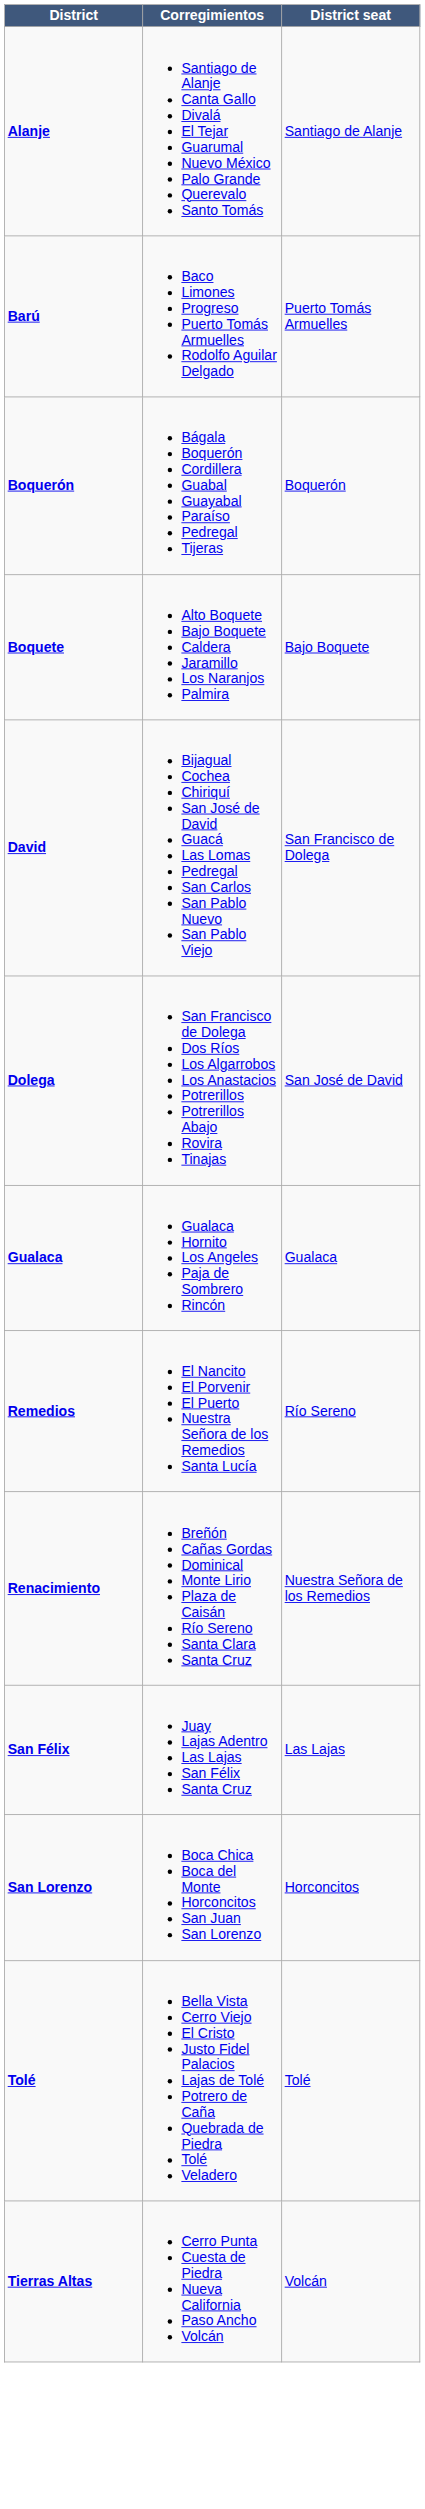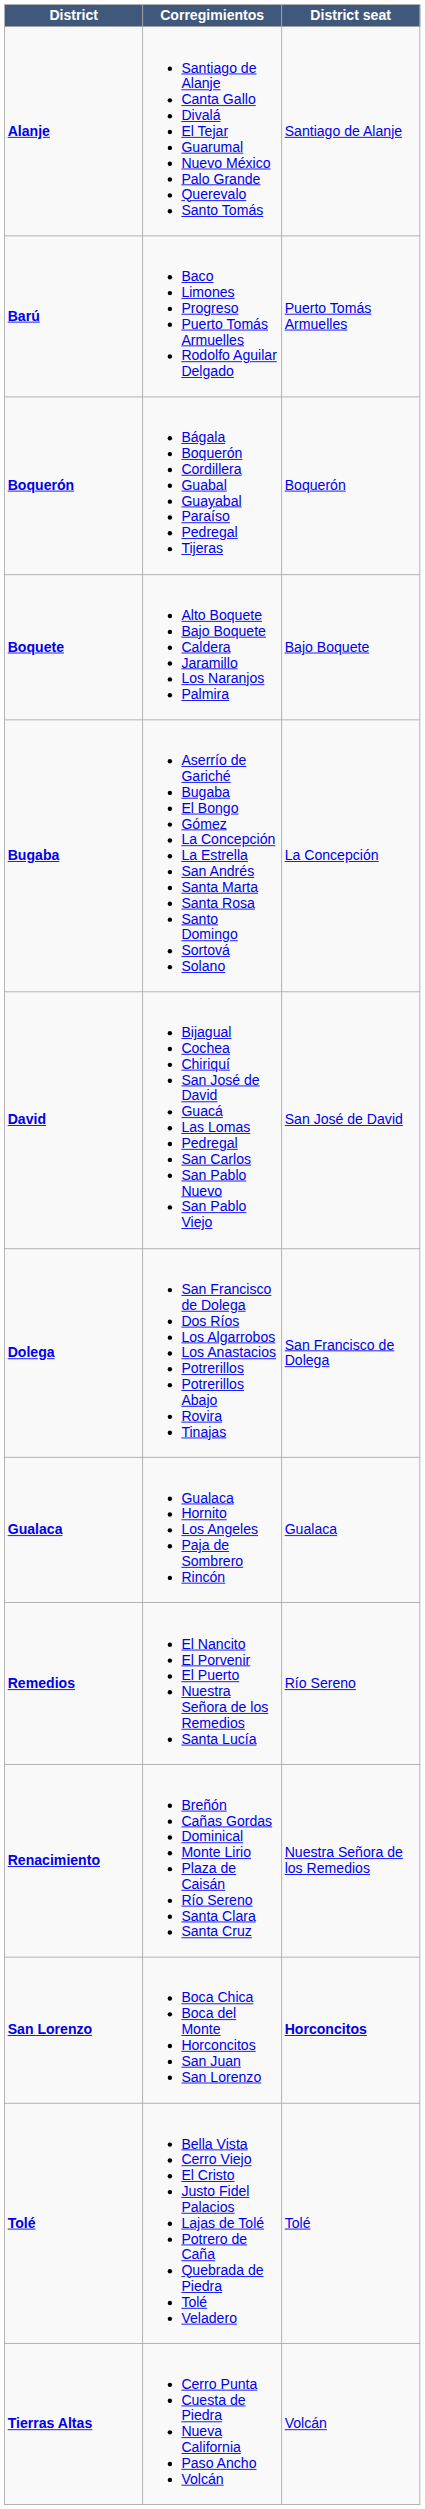+ row: (34, 855)
(339, 848) San Francisco de Dolega -> (344, 1120) San José de David
(344, 1080) San José de David -> (339, 1352) San Francisco de Dolega
- row: (39, 1749)
(322, 1887) normal -> (326, 2030) bold
